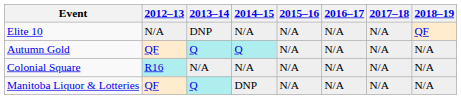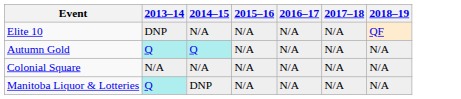- column: (164, 13)
